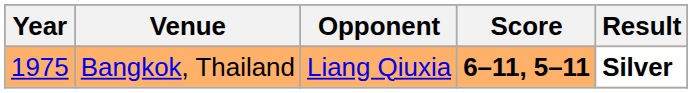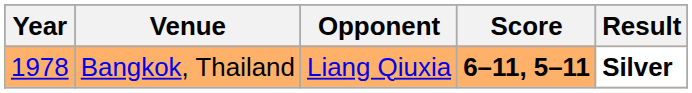(40, 67) 1975 -> (40, 67) 1978
